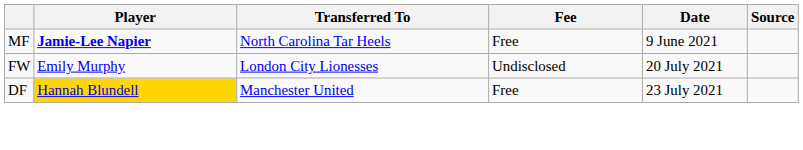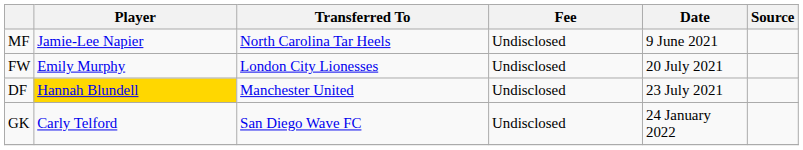(94, 41) bold -> (90, 41) normal
(505, 41) Free -> (529, 41) Undisclosed
(505, 90) Free -> (529, 90) Undisclosed
+ row: (19, 124)
